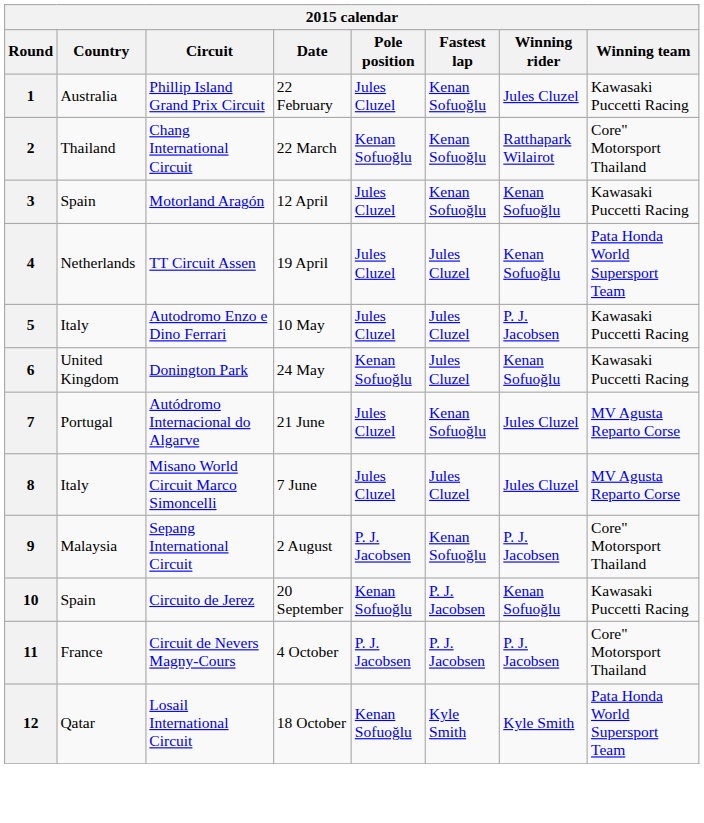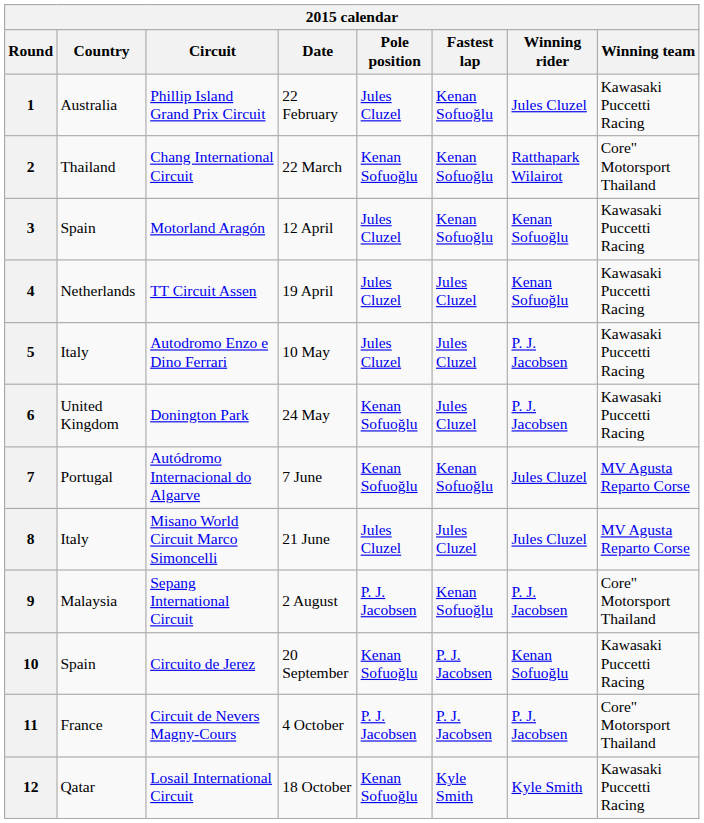(627, 263) Pata Honda World Supersport Team -> (631, 290) Kawasaki Puccetti Racing
(532, 369) Kenan Sofuoğlu -> (539, 414) P. J. Jacobsen
(301, 422) 21 June -> (302, 476) 7 June
(375, 422) Jules Cluzel -> (389, 476) Kenan Sofuoğlu
(297, 484) 7 June -> (306, 538) 21 June
(627, 723) Pata Honda World Supersport Team -> (631, 787) Kawasaki Puccetti Racing
